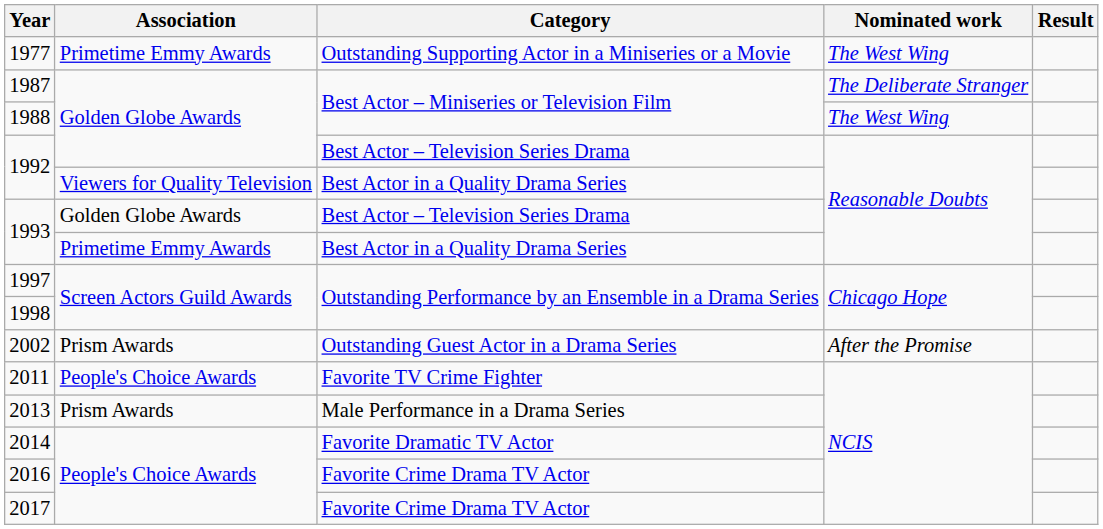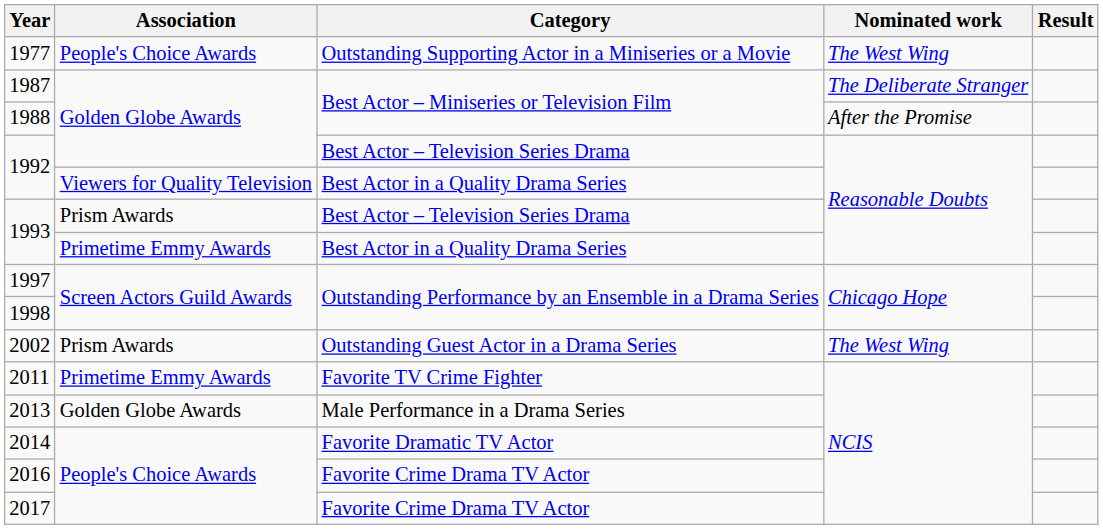(165, 53) Primetime Emmy Awards -> (158, 53) People's Choice Awards
(889, 118) The West Wing -> (900, 118) After the Promise
(150, 215) Golden Globe Awards -> (117, 215) Prism Awards
(900, 345) After the Promise -> (889, 345) The West Wing
(158, 378) People's Choice Awards -> (165, 378) Primetime Emmy Awards
(117, 410) Prism Awards -> (150, 410) Golden Globe Awards
